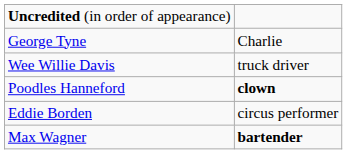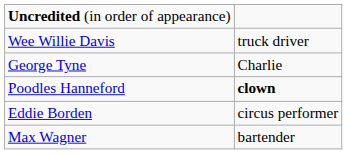rows swapped: (61, 64) <-> (47, 40)
(270, 137) bold -> (266, 137) normal
